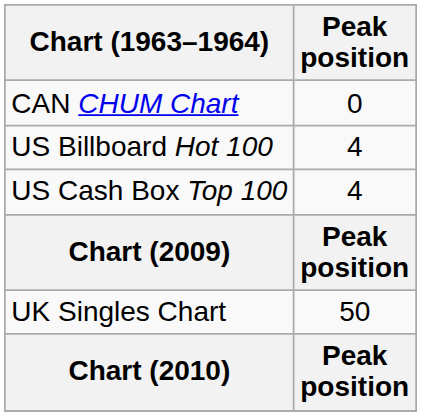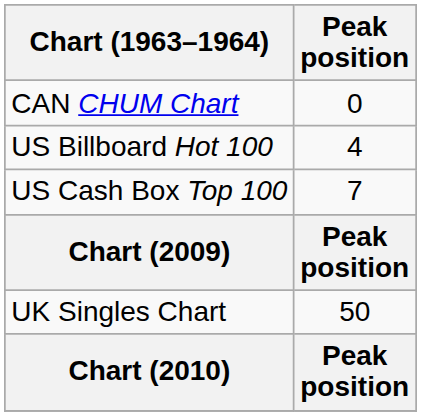(355, 191) 4 -> (355, 191) 7
